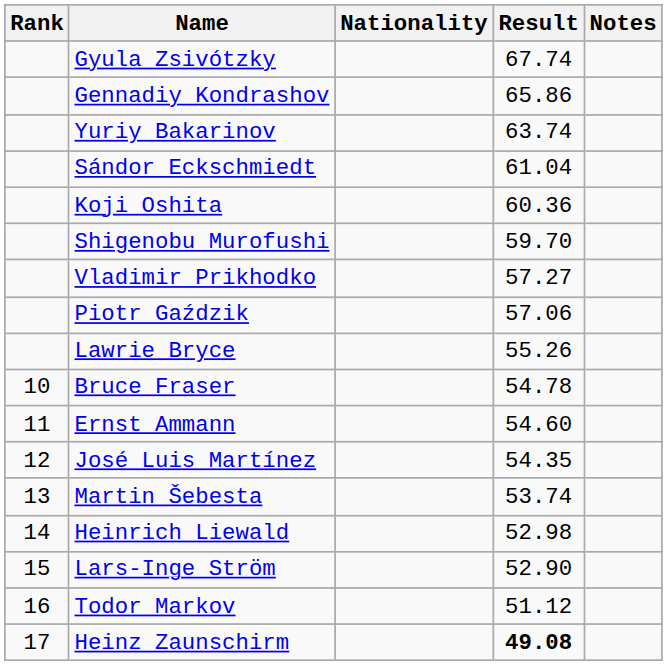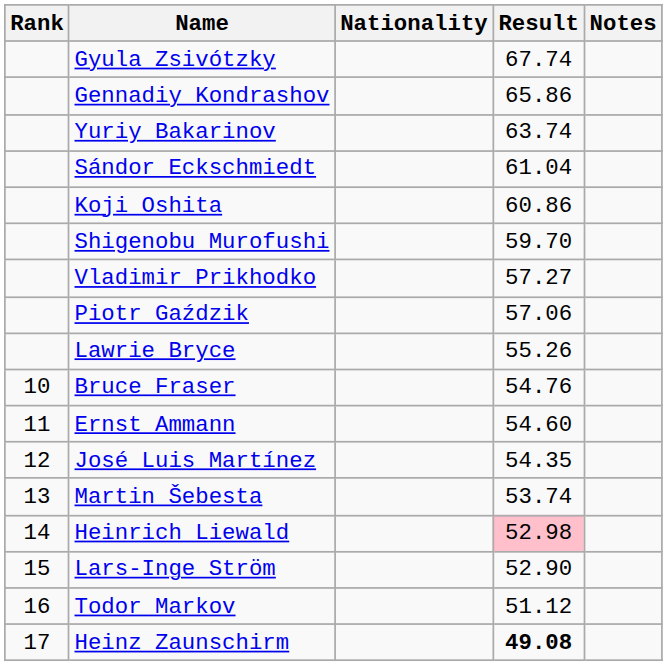(539, 205) 60.36 -> (539, 205) 60.86
(539, 388) 54.78 -> (539, 388) 54.76
(539, 533) no background -> (539, 533) pink background
